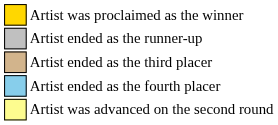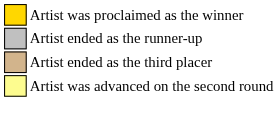- row: (125, 85)
